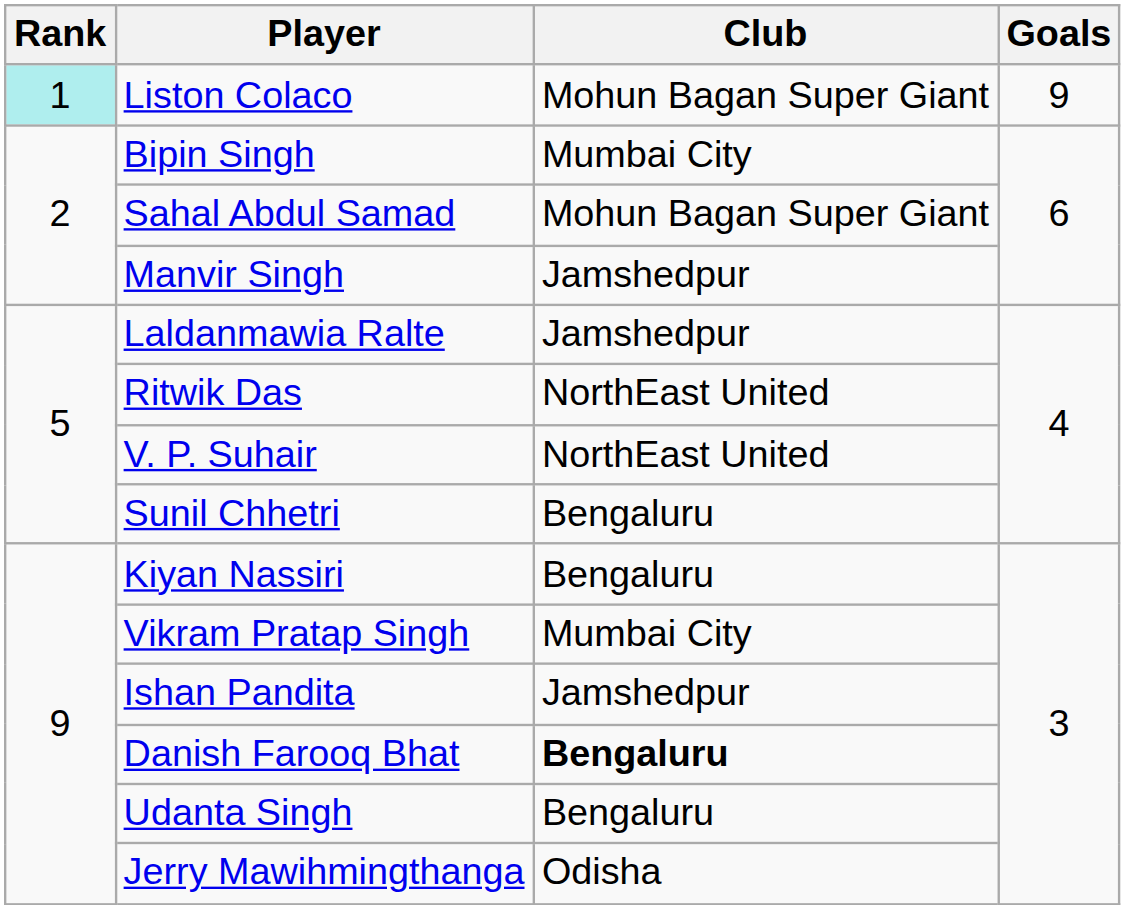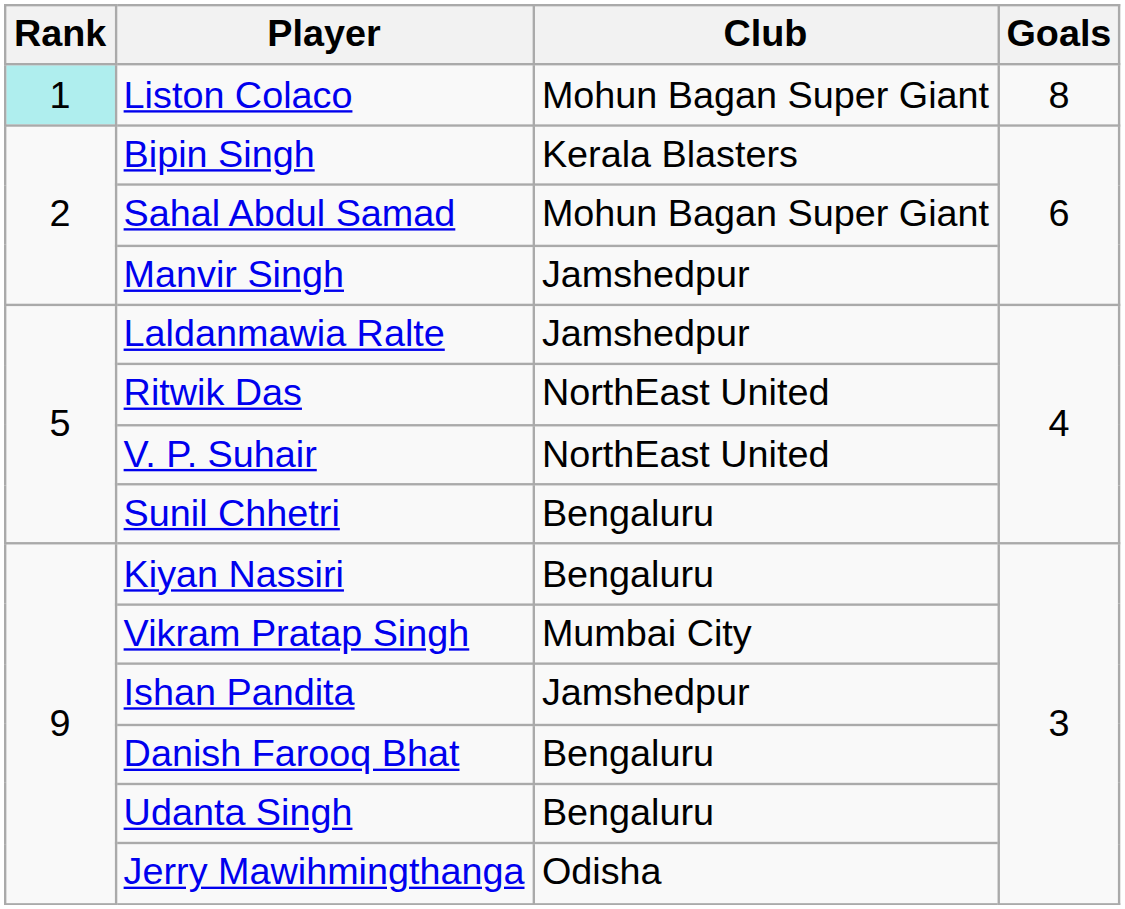(1059, 94) 9 -> (1059, 94) 8
(647, 154) Mumbai City -> (670, 154) Kerala Blasters
(635, 753) bold -> (628, 753) normal
